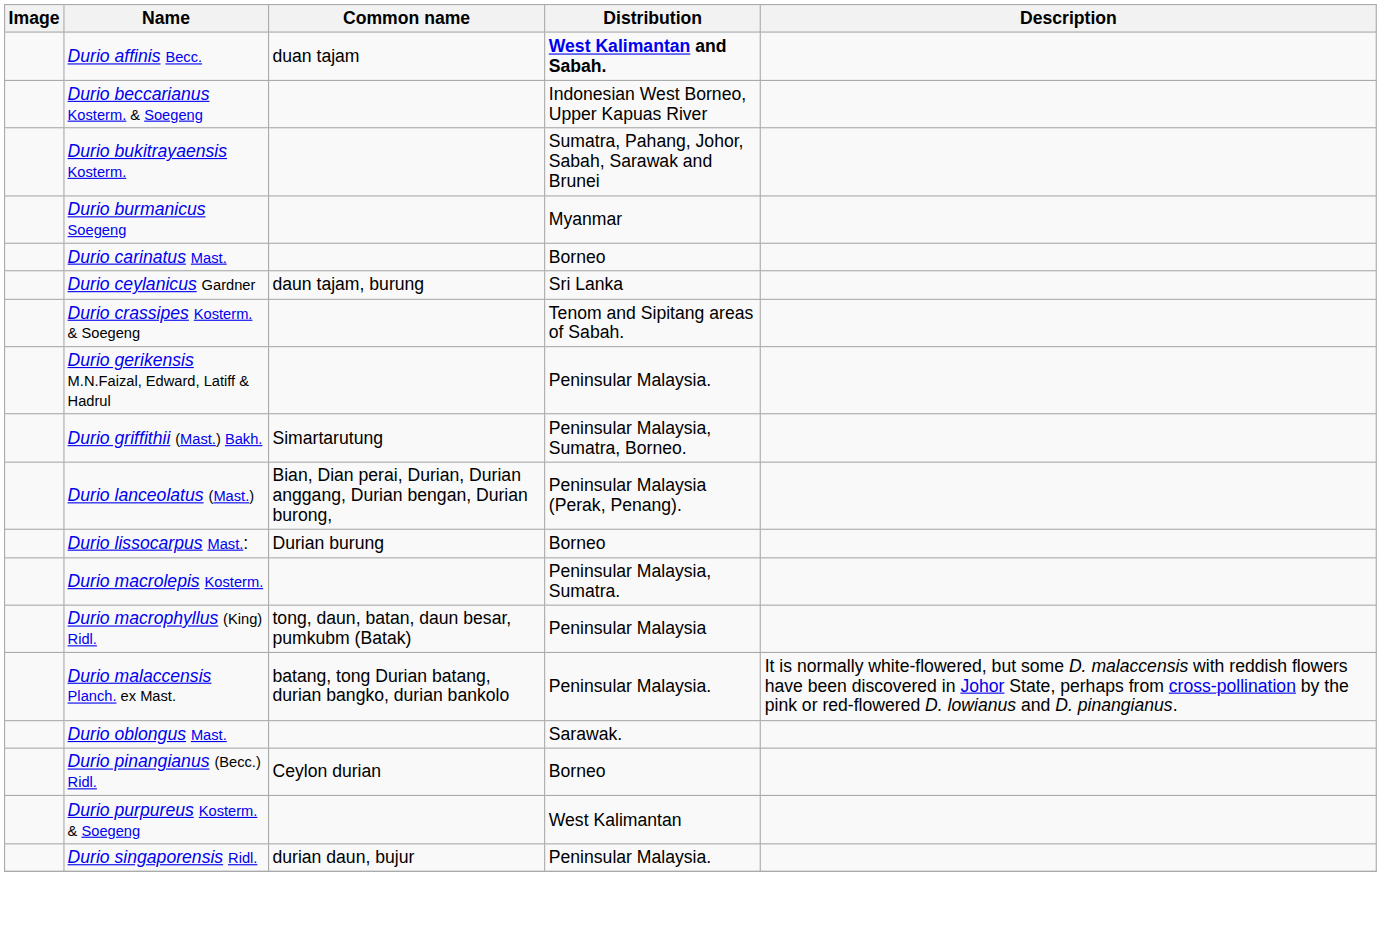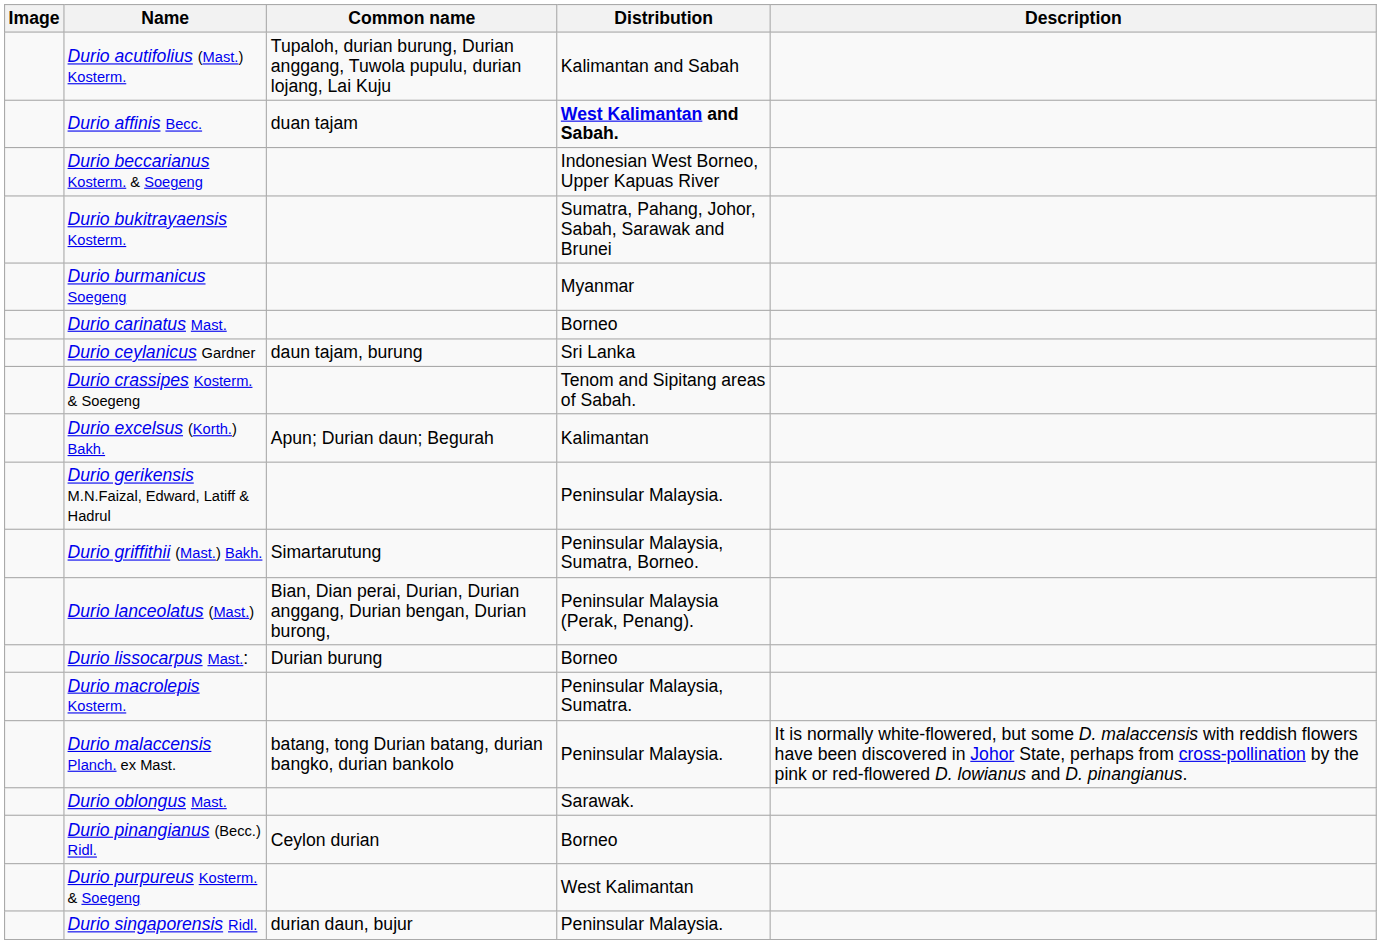+ row: (155, 66)
+ row: (152, 437)
- row: (165, 628)
